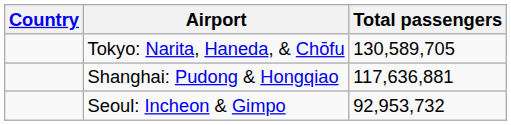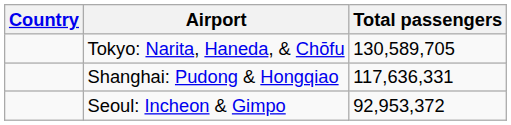(403, 77) 117,636,881 -> (403, 77) 117,636,331
(399, 106) 92,953,732 -> (399, 106) 92,953,372
